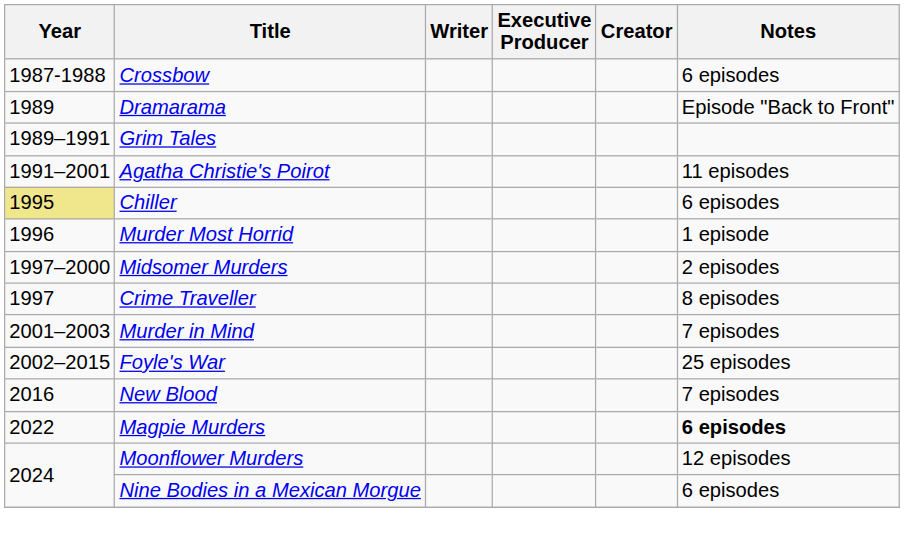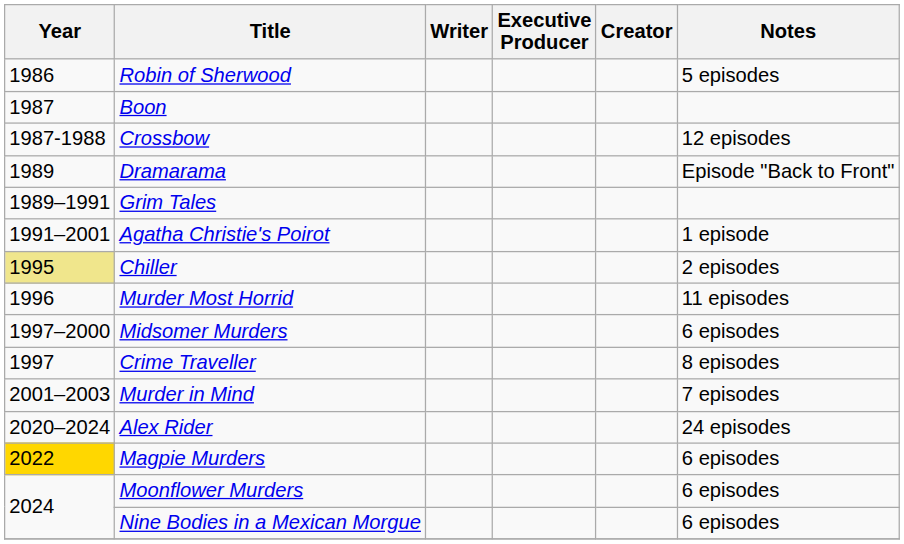+ row: (205, 75)
+ row: (143, 107)
(731, 75) 6 episodes -> (736, 139) 12 episodes
(735, 171) 11 episodes -> (726, 235) 1 episode
(731, 203) 6 episodes -> (731, 266) 2 episodes
(726, 235) 1 episode -> (735, 298) 11 episodes
(731, 266) 2 episodes -> (731, 330) 6 episodes
- row: (172, 362)
- row: (168, 394)
+ row: (166, 426)
(32, 426) no background -> (32, 458) gold background
(734, 426) bold -> (731, 458) normal
(736, 458) 12 episodes -> (731, 490) 6 episodes
